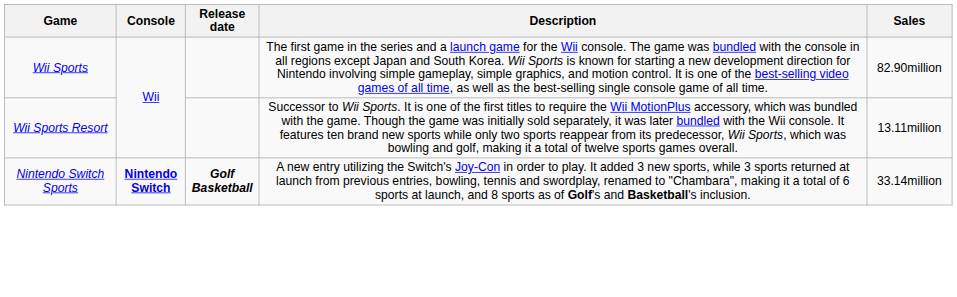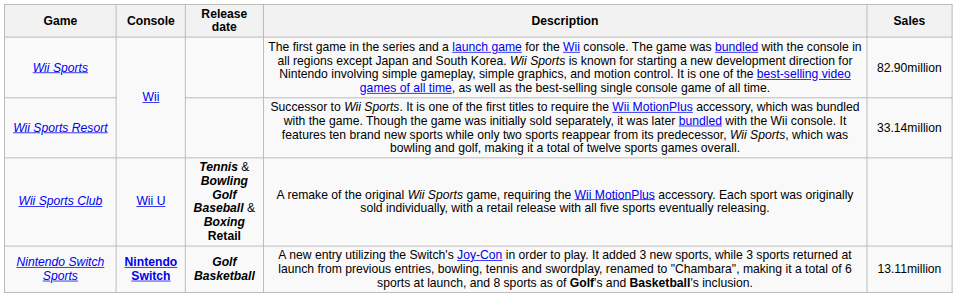(909, 127) 13.11million -> (909, 127) 33.14million
+ row: (60, 201)
(909, 181) 33.14million -> (909, 269) 13.11million
